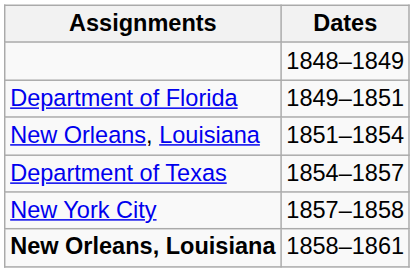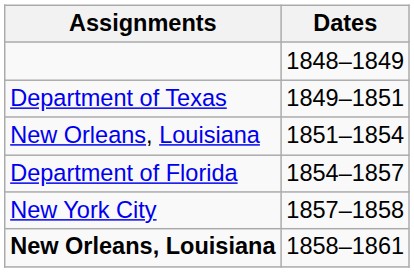(124, 98) Department of Florida -> (118, 98) Department of Texas
(118, 172) Department of Texas -> (124, 172) Department of Florida
